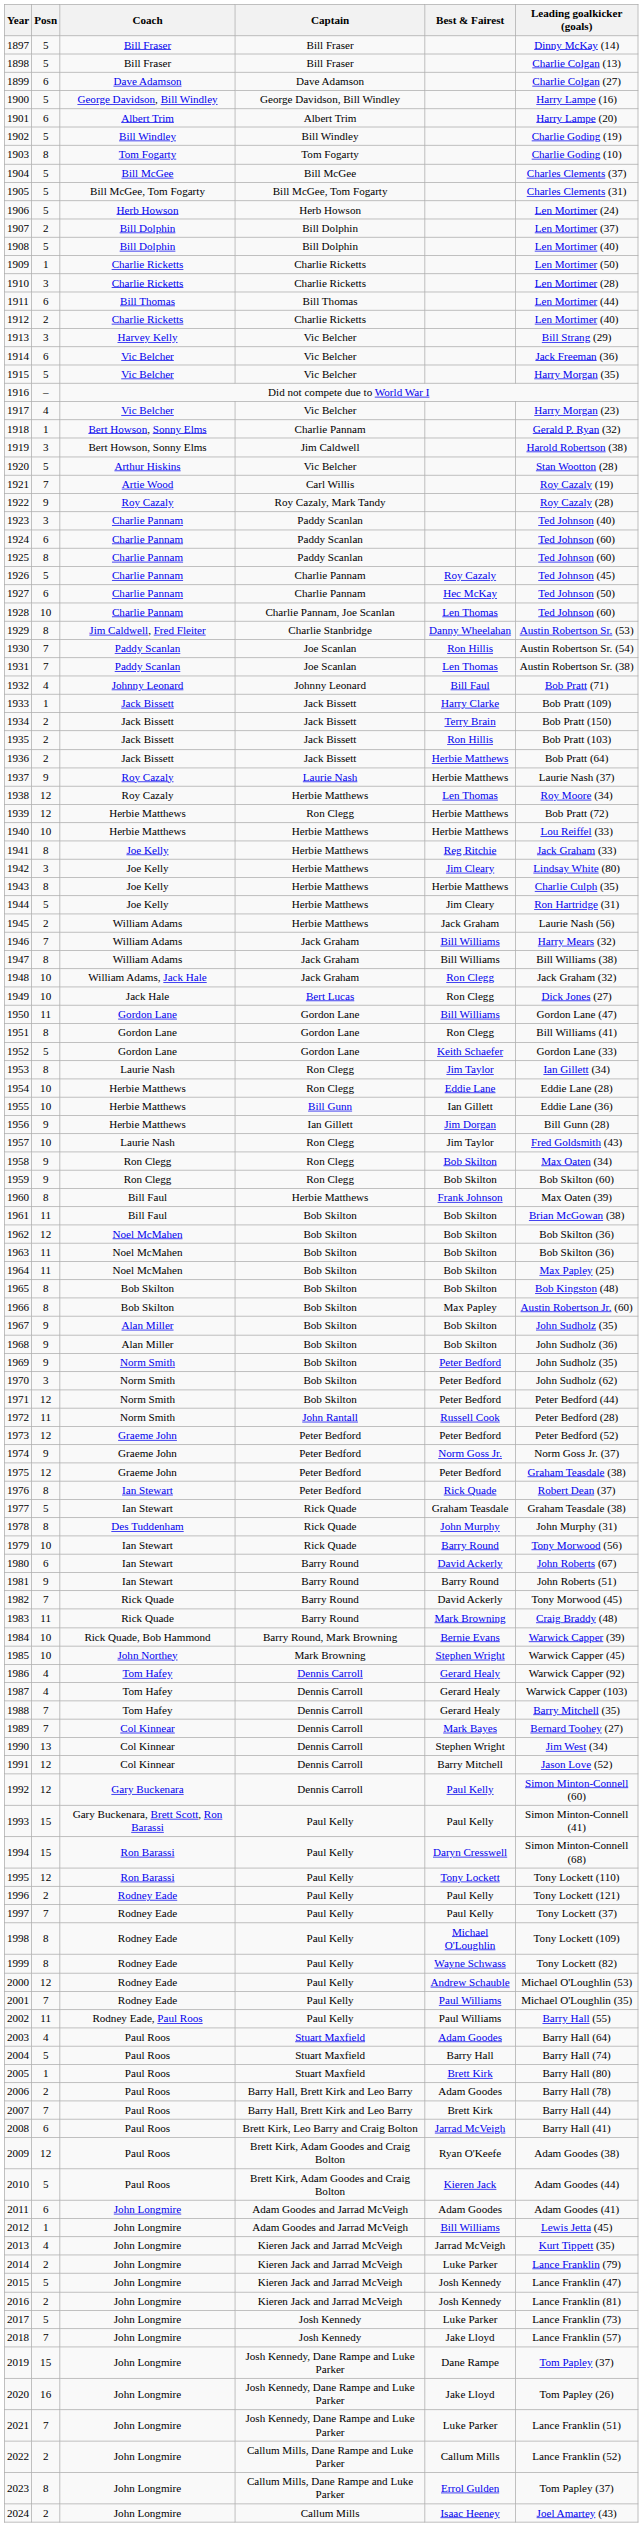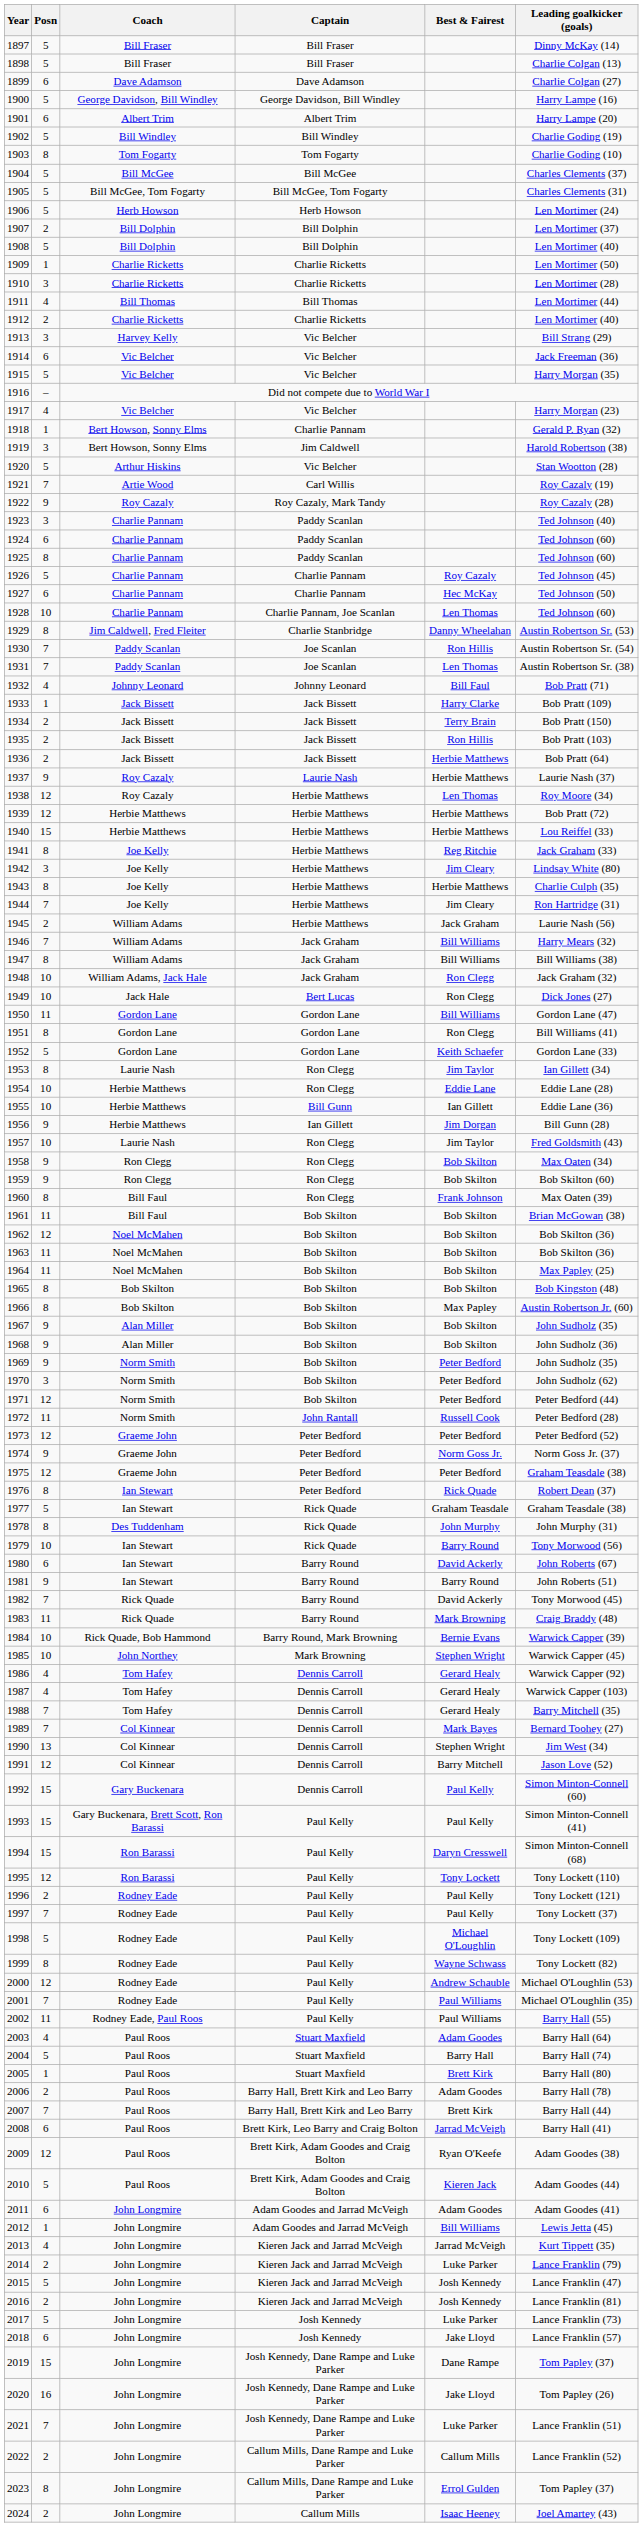(46, 301) 6 -> (46, 301) 4
(330, 813) Ron Clegg -> (330, 813) Herbie Matthews
(46, 831) 10 -> (46, 831) 15
(46, 905) 5 -> (46, 905) 7
(330, 1197) Herbie Matthews -> (330, 1197) Ron Clegg
(46, 1789) 12 -> (46, 1789) 15
(46, 1939) 8 -> (46, 1939) 5
(46, 2337) 7 -> (46, 2337) 6
